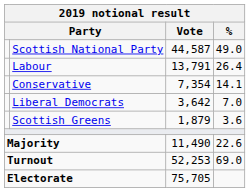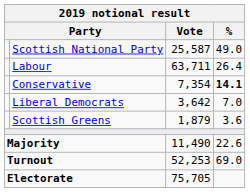(191, 49) 44,587 -> (191, 49) 25,587
(191, 67) 13,791 -> (191, 67) 63,711
(229, 85) normal -> (229, 85) bold
